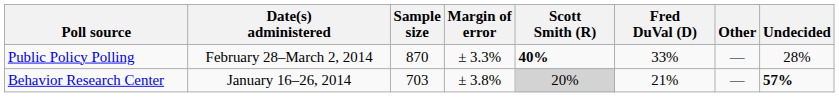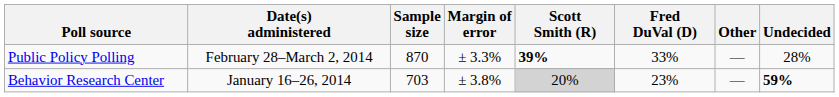(533, 56) 40% -> (533, 56) 39%
(665, 80) 21% -> (665, 80) 23%
(778, 80) 57% -> (778, 80) 59%
